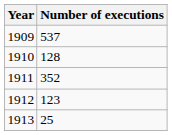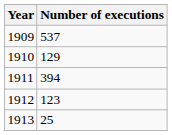(50, 57) 128 -> (50, 57) 129
(50, 78) 352 -> (50, 78) 394
